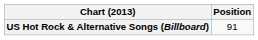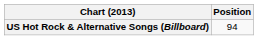(232, 27) 91 -> (232, 27) 94
